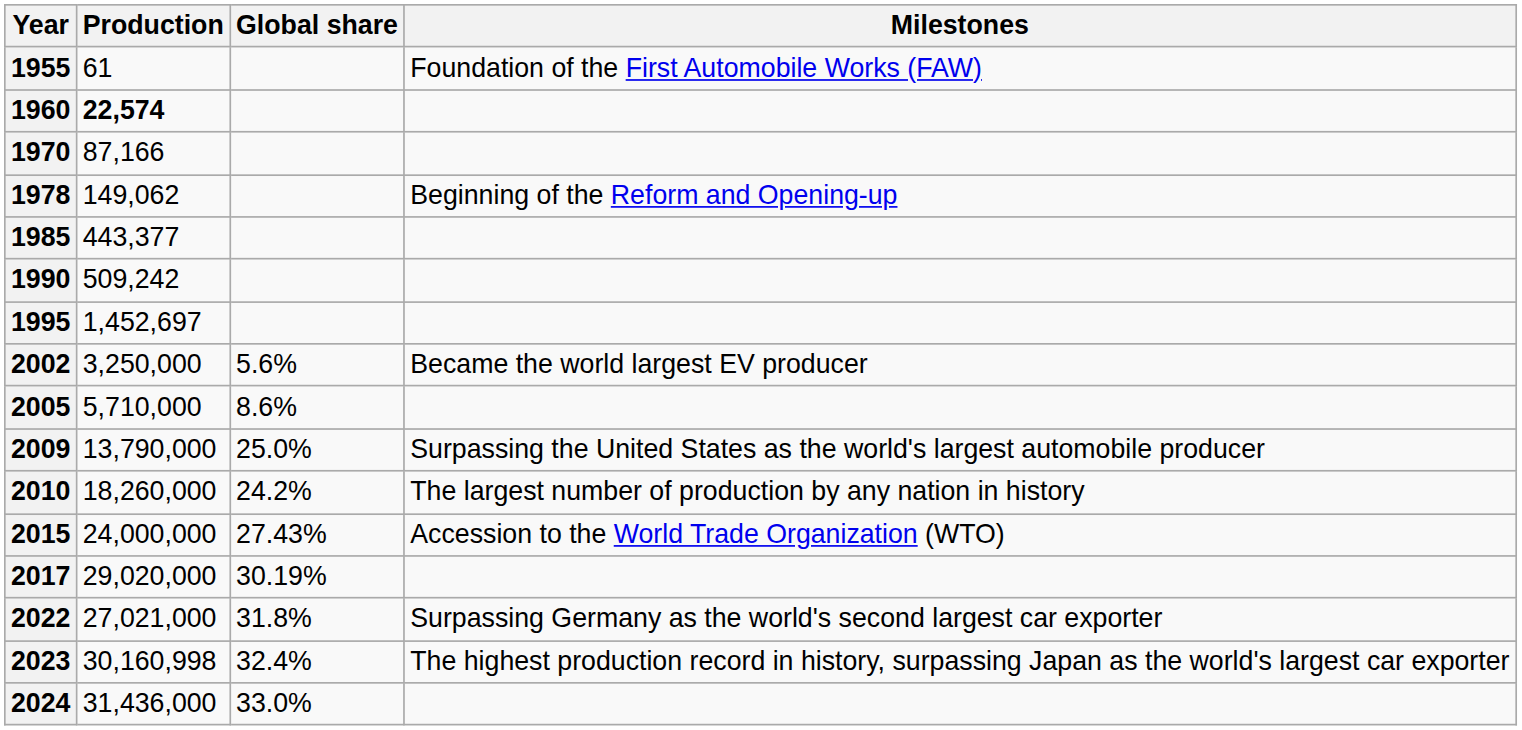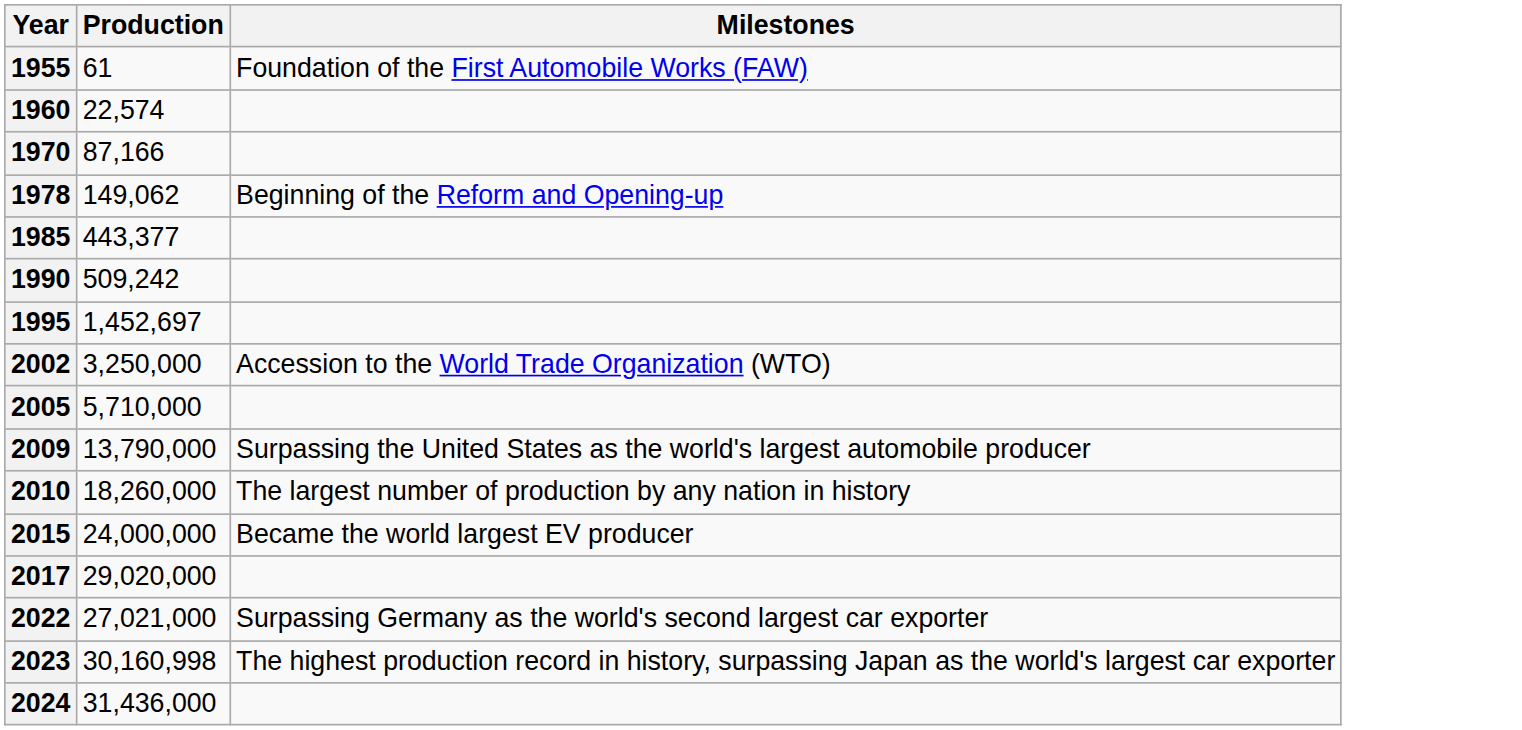- column: (317, 25)
(124, 110) bold -> (124, 110) normal
(639, 364) Became the world largest EV producer -> (533, 364) Accession to the World Trade Organization (WTO)
(708, 534) Accession to the World Trade Organization (WTO) -> (465, 534) Became the world largest EV producer
